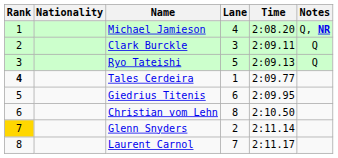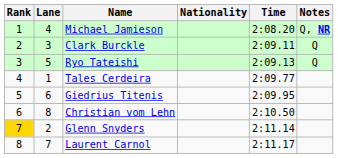columns swapped: (235, 13) <-> (70, 13)
(19, 79) bold -> (19, 79) normal
